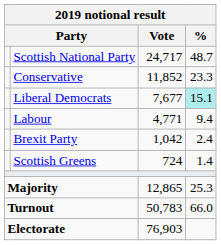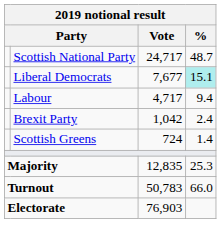- row: (48, 77)
(167, 118) 4,771 -> (167, 98) 4,717
(164, 187) 12,865 -> (164, 166) 12,835
